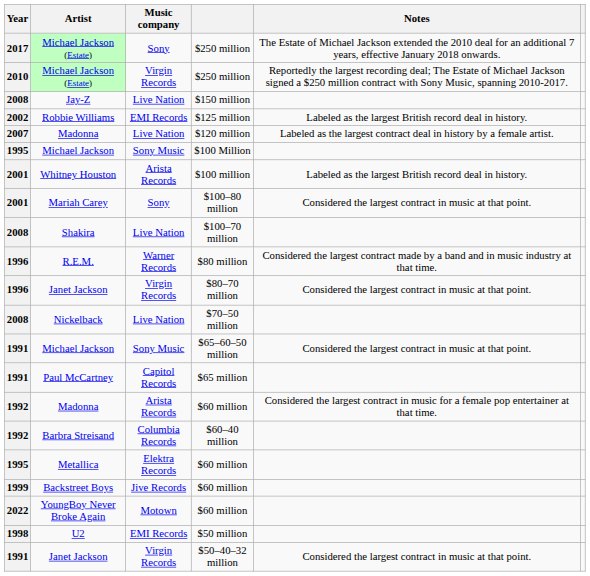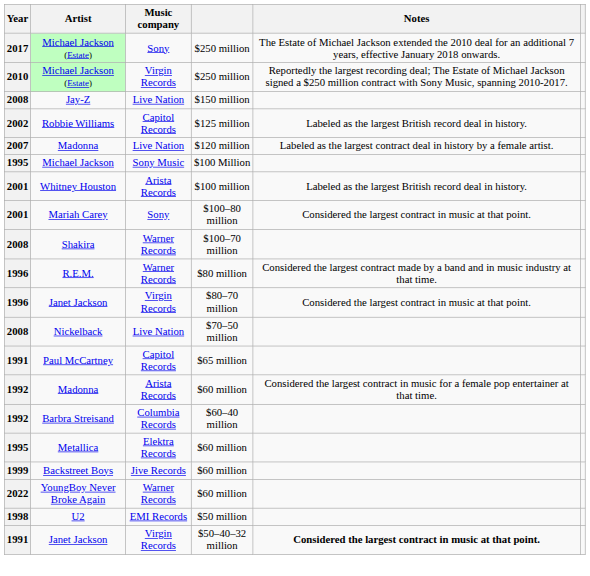(159, 117) EMI Records -> (158, 123) Capitol Records
(159, 232) Live Nation -> (158, 244) Warner Records
- row: (18, 348)
(159, 510) Motown -> (158, 493) Warner Records
(417, 556) normal -> (417, 539) bold
